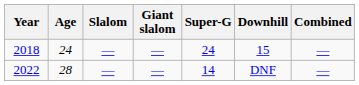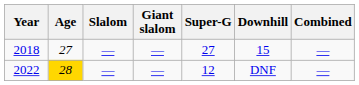(66, 49) 24 -> (66, 49) 27
(208, 49) 24 -> (208, 49) 27
(66, 70) no background -> (66, 70) gold background
(208, 70) 14 -> (208, 70) 12
